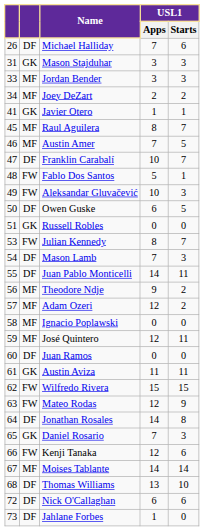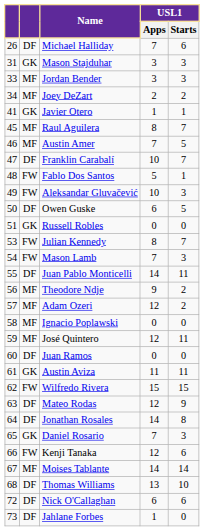(30, 257) DF -> (30, 257) FW
(30, 403) FW -> (30, 403) DF
